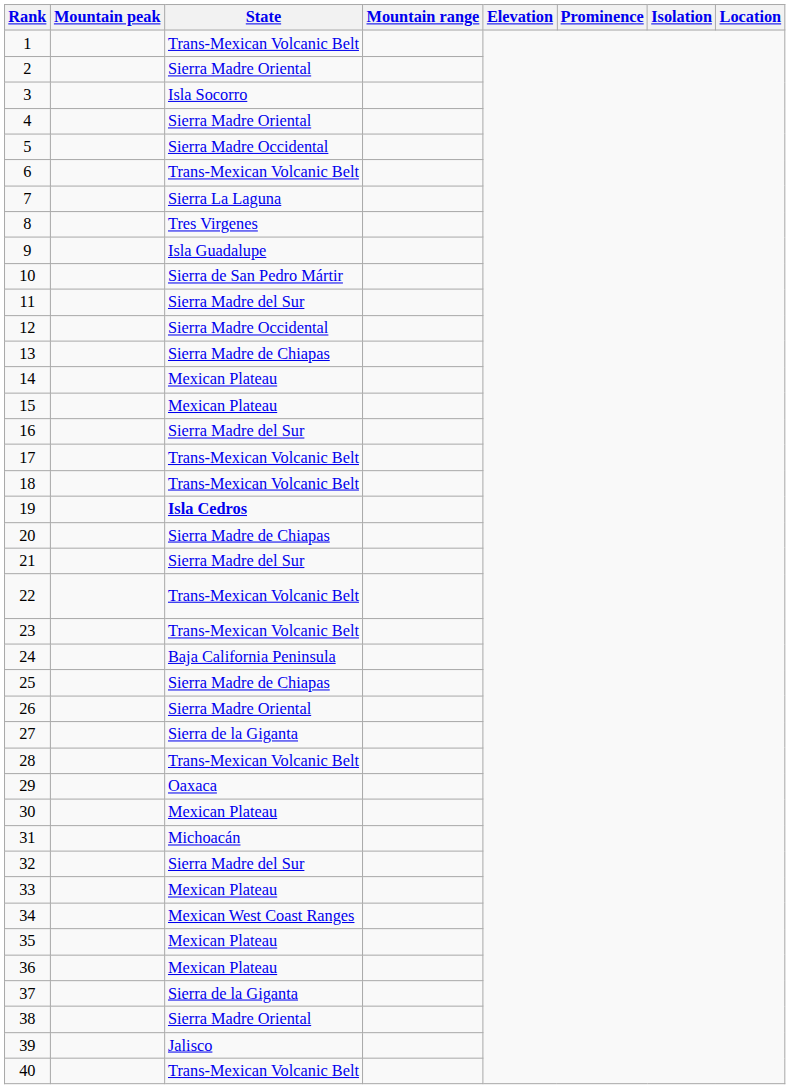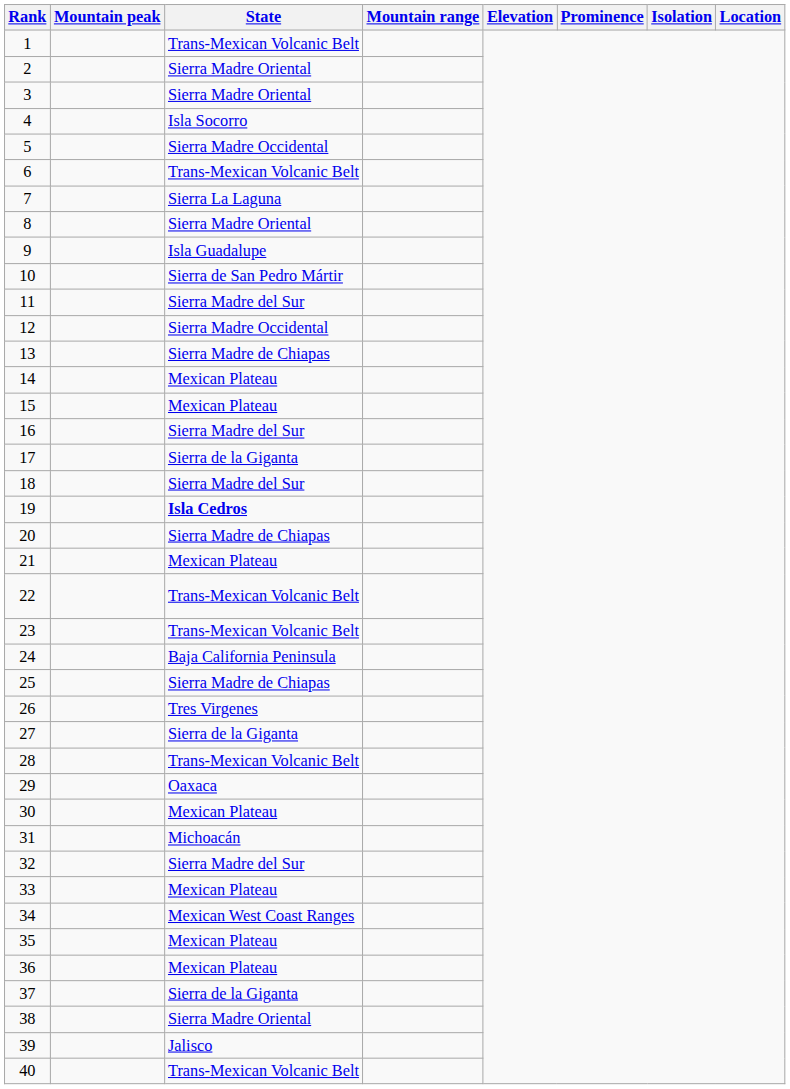(208, 95) Isla Socorro -> (240, 95) Sierra Madre Oriental
(240, 120) Sierra Madre Oriental -> (208, 120) Isla Socorro
(213, 224) Tres Virgenes -> (240, 224) Sierra Madre Oriental
(263, 457) Trans-Mexican Volcanic Belt -> (233, 457) Sierra de la Giganta
(263, 483) Trans-Mexican Volcanic Belt -> (236, 483) Sierra Madre del Sur
(236, 560) Sierra Madre del Sur -> (223, 560) Mexican Plateau
(240, 708) Sierra Madre Oriental -> (213, 708) Tres Virgenes
